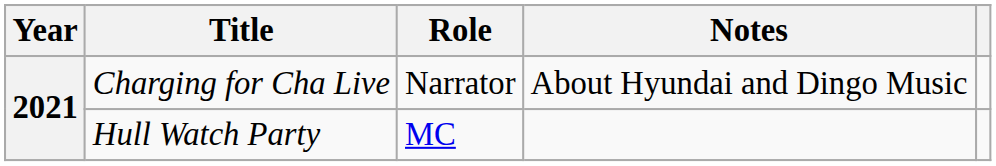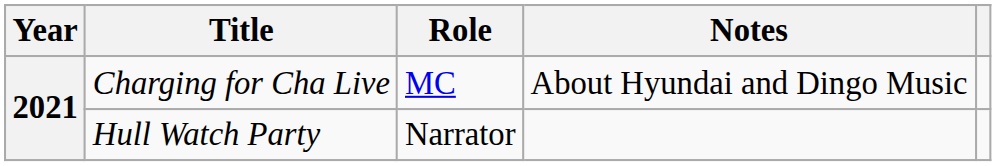(460, 82) Narrator -> (430, 82) MC
(430, 133) MC -> (460, 133) Narrator
